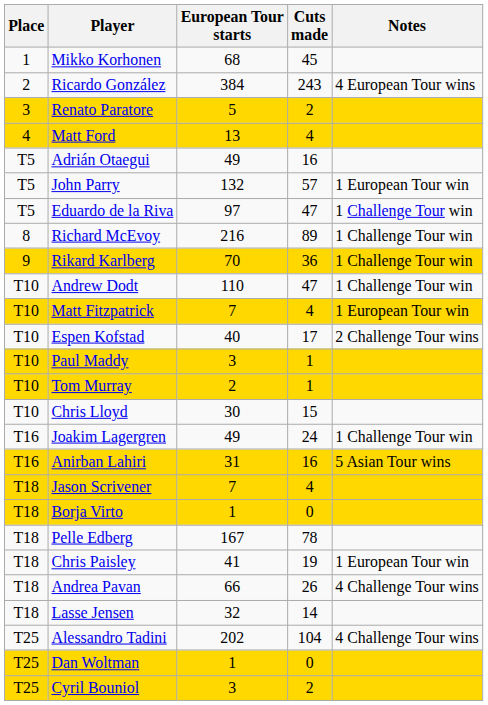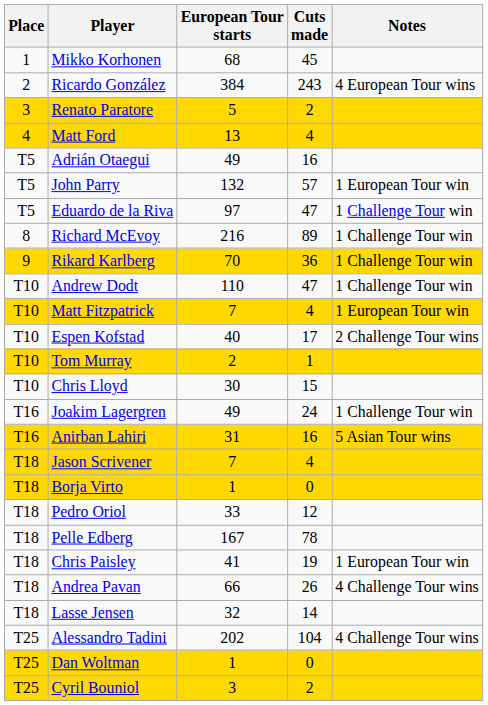- row: (90, 361)
+ row: (89, 512)
